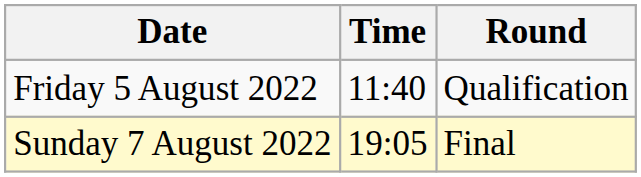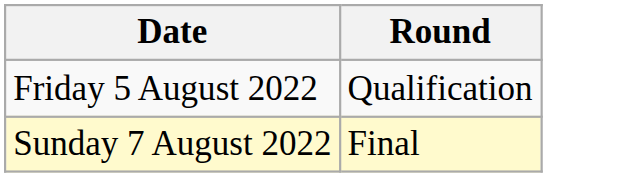- column: (388, 32)
